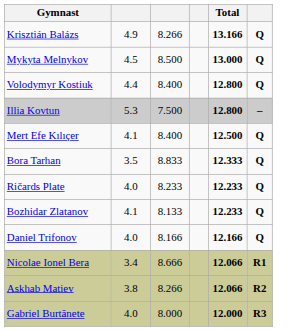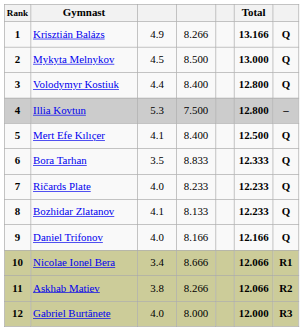+ column: (17, 13)
